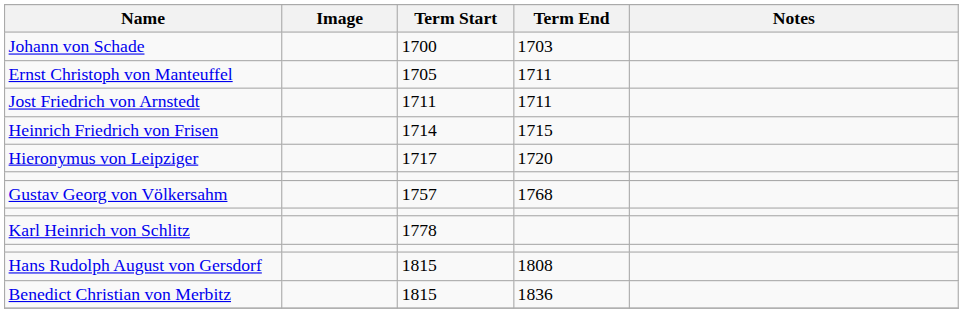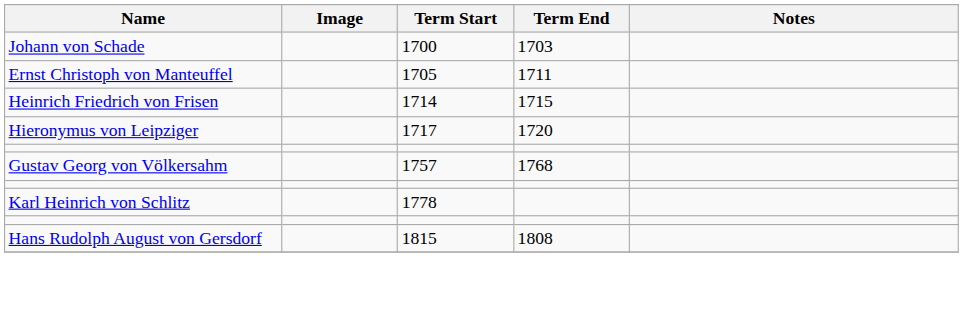- row: (104, 102)
- row: (120, 294)
